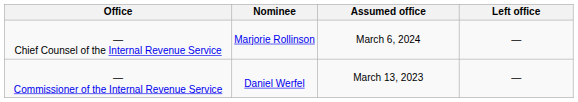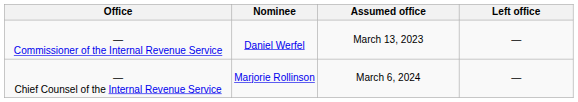rows swapped: (118, 84) <-> (118, 45)
